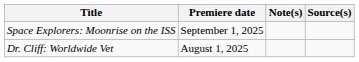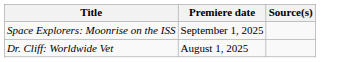- column: (286, 13)
